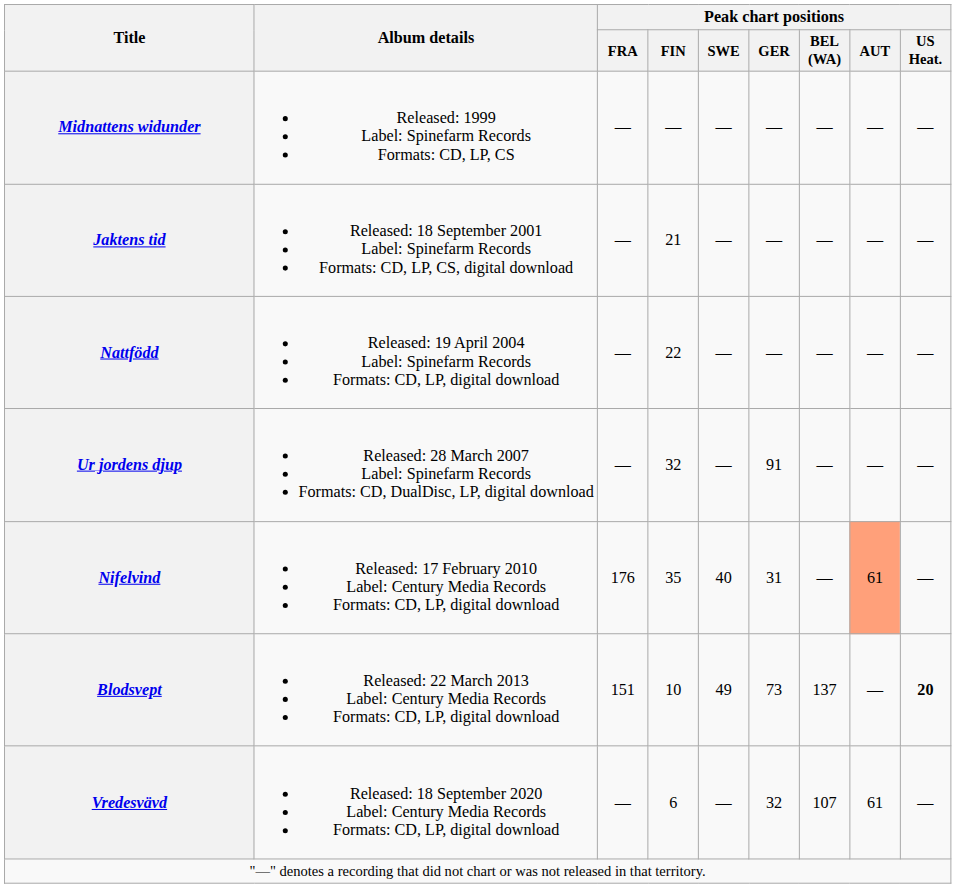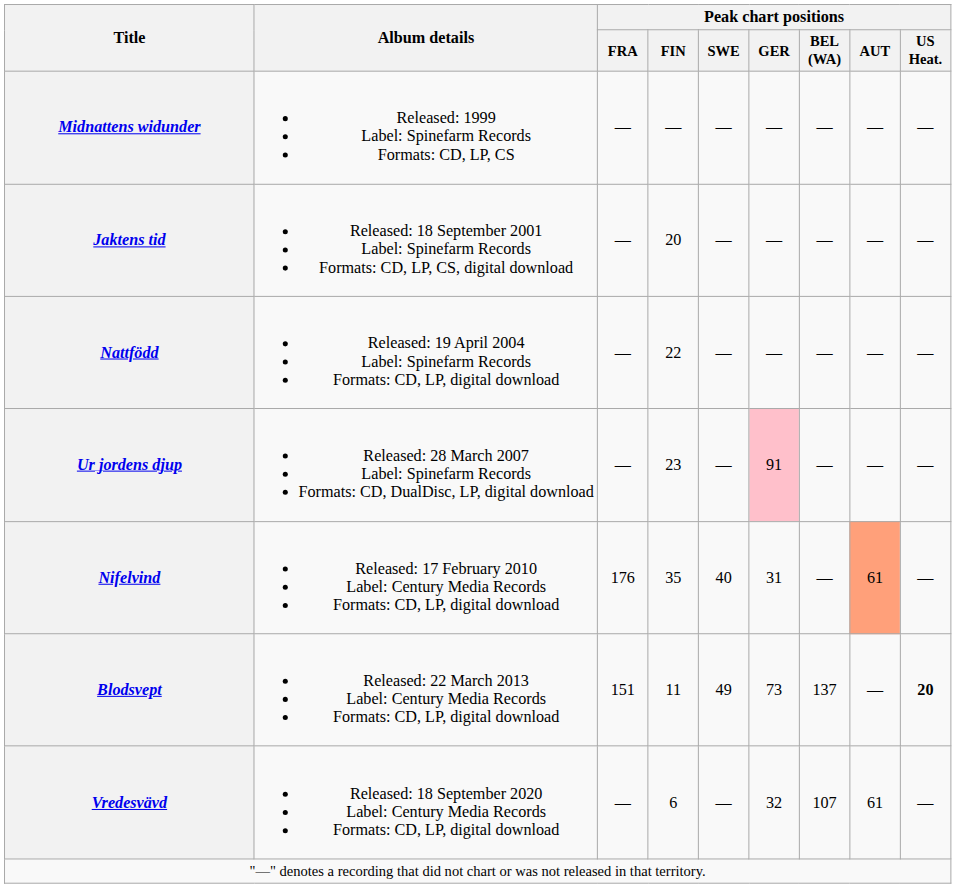(673, 240) 21 -> (673, 240) 20
(673, 464) 32 -> (673, 464) 23
(774, 464) no background -> (774, 464) pink background
(673, 689) 10 -> (673, 689) 11
